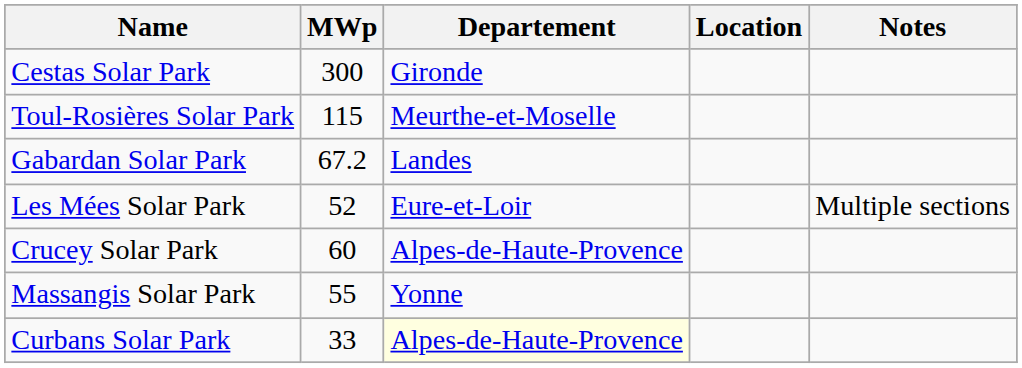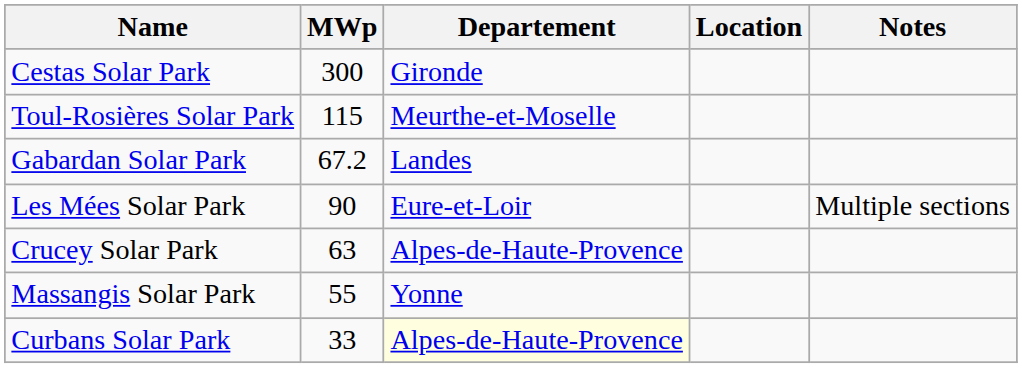(342, 205) 52 -> (342, 205) 90
(342, 250) 60 -> (342, 250) 63
